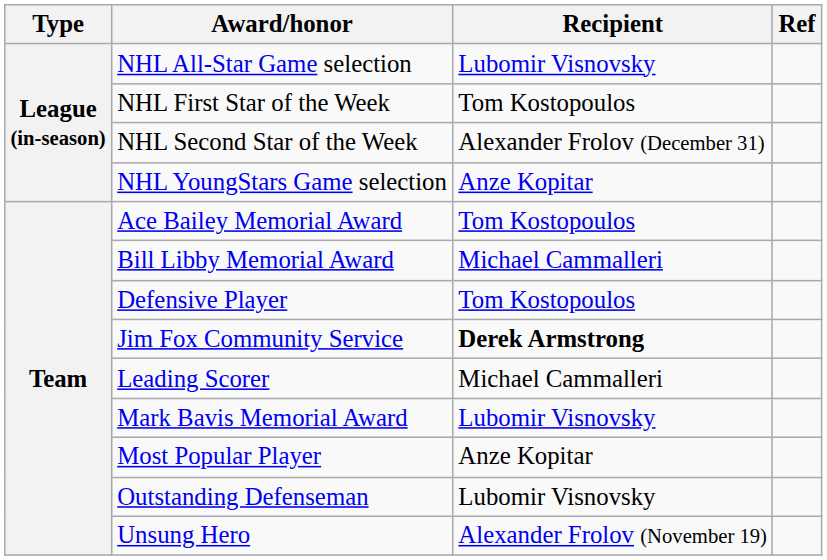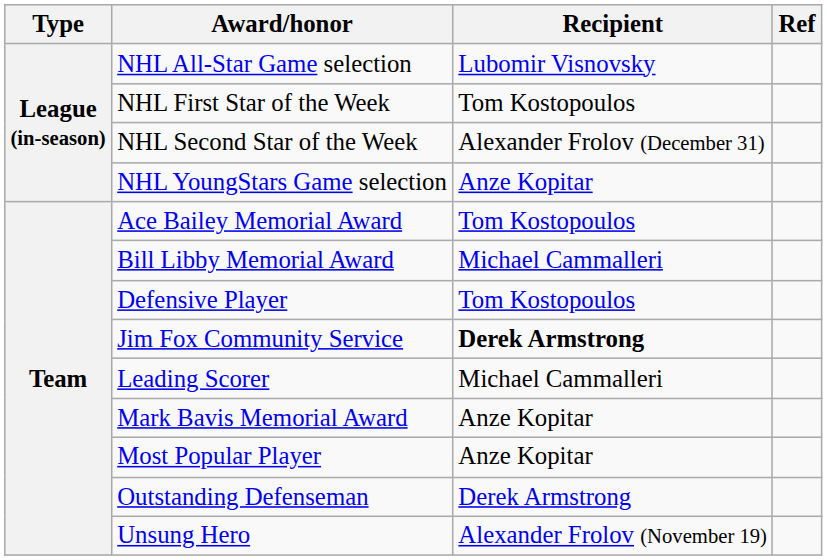(557, 417) Lubomir Visnovsky -> (526, 417) Anze Kopitar
(557, 496) Lubomir Visnovsky -> (545, 496) Derek Armstrong
